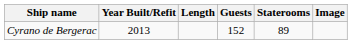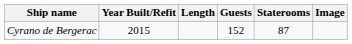(139, 30) 2013 -> (139, 30) 2015
(284, 30) 89 -> (284, 30) 87
